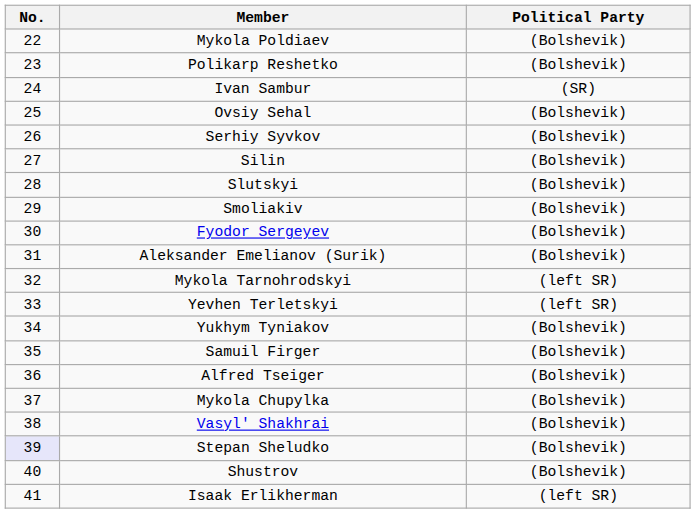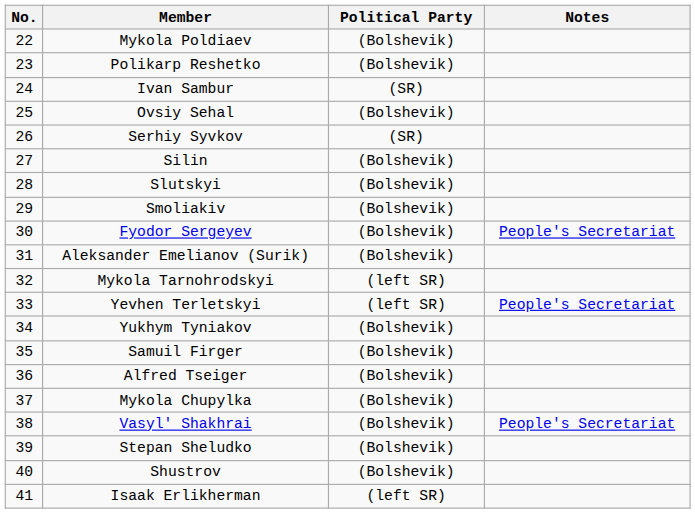+ column: (587, 17)
(578, 137) (Bolshevik) -> (406, 137) (SR)
(32, 448) lavender background -> (24, 448) no background
